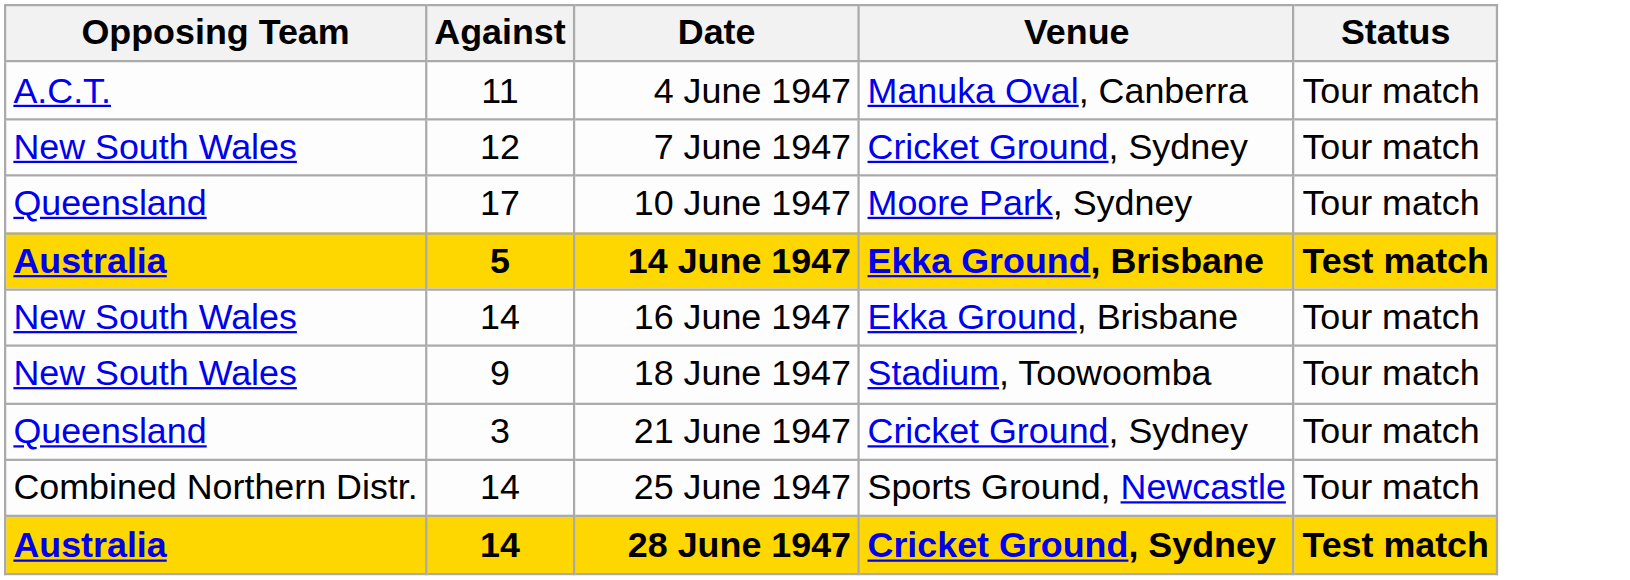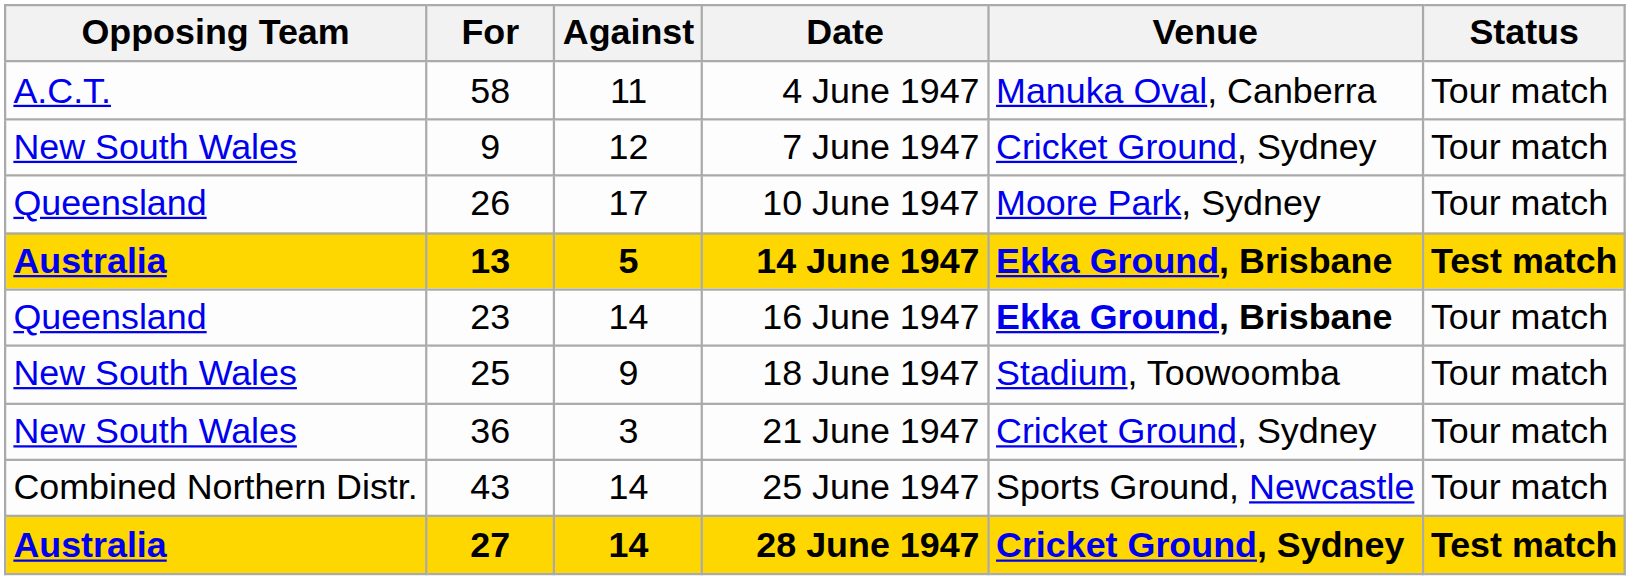+ column: (490, 32)
(155, 317) New South Wales -> (110, 317) Queensland
(1053, 317) normal -> (1194, 317) bold
(110, 430) Queensland -> (155, 430) New South Wales
